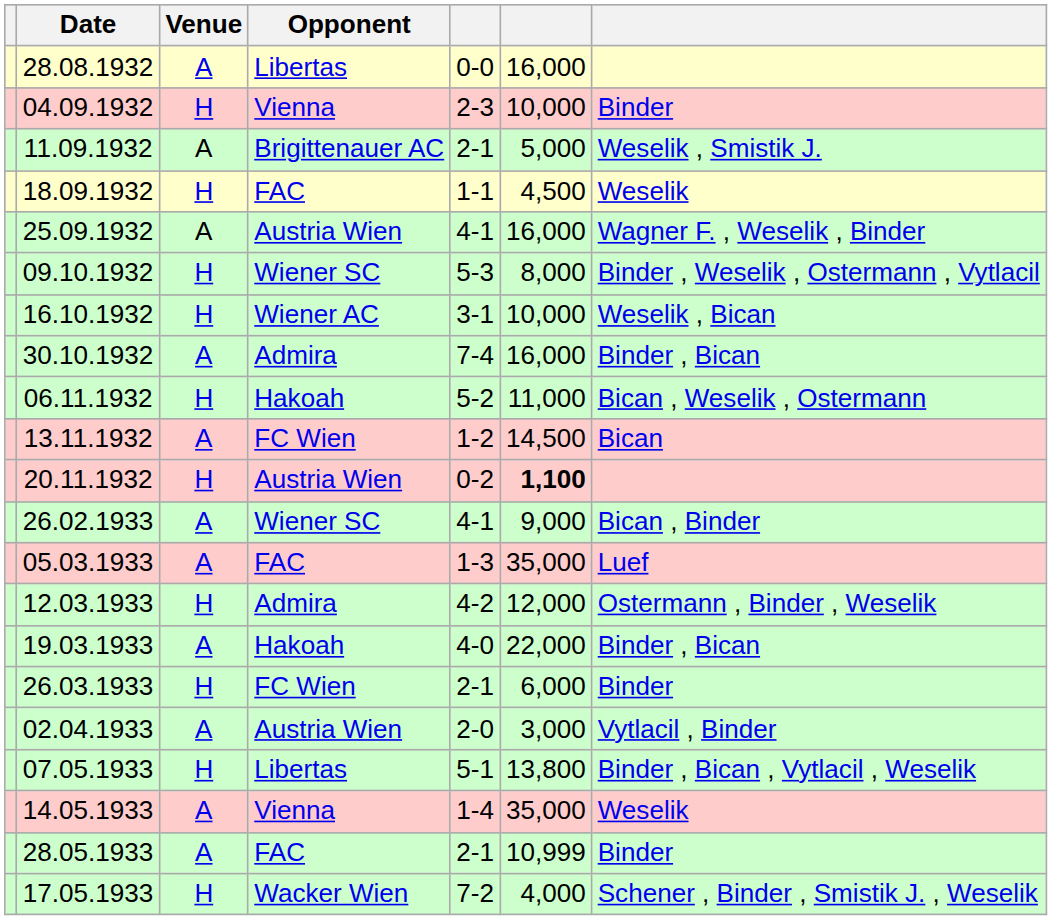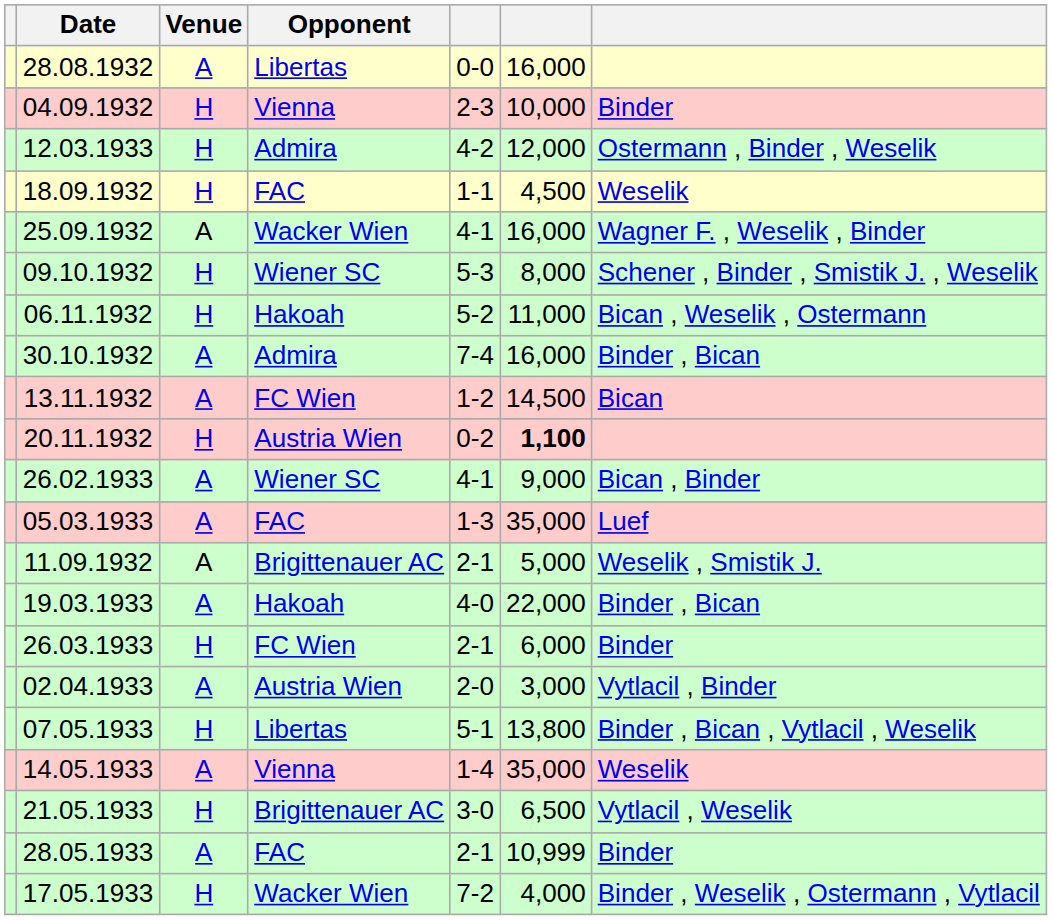rows swapped: (88, 149) <-> (88, 604)
(328, 231) Austria Wien -> (331, 231) Wacker Wien
(819, 273) Binder , Weselik , Ostermann , Vytlacil -> (818, 273) Schener , Binder , Smistik J. , Weselik
- row: (88, 314)
rows swapped: (88, 356) <-> (88, 397)
+ row: (88, 811)
(818, 893) Schener , Binder , Smistik J. , Weselik -> (819, 893) Binder , Weselik , Ostermann , Vytlacil
